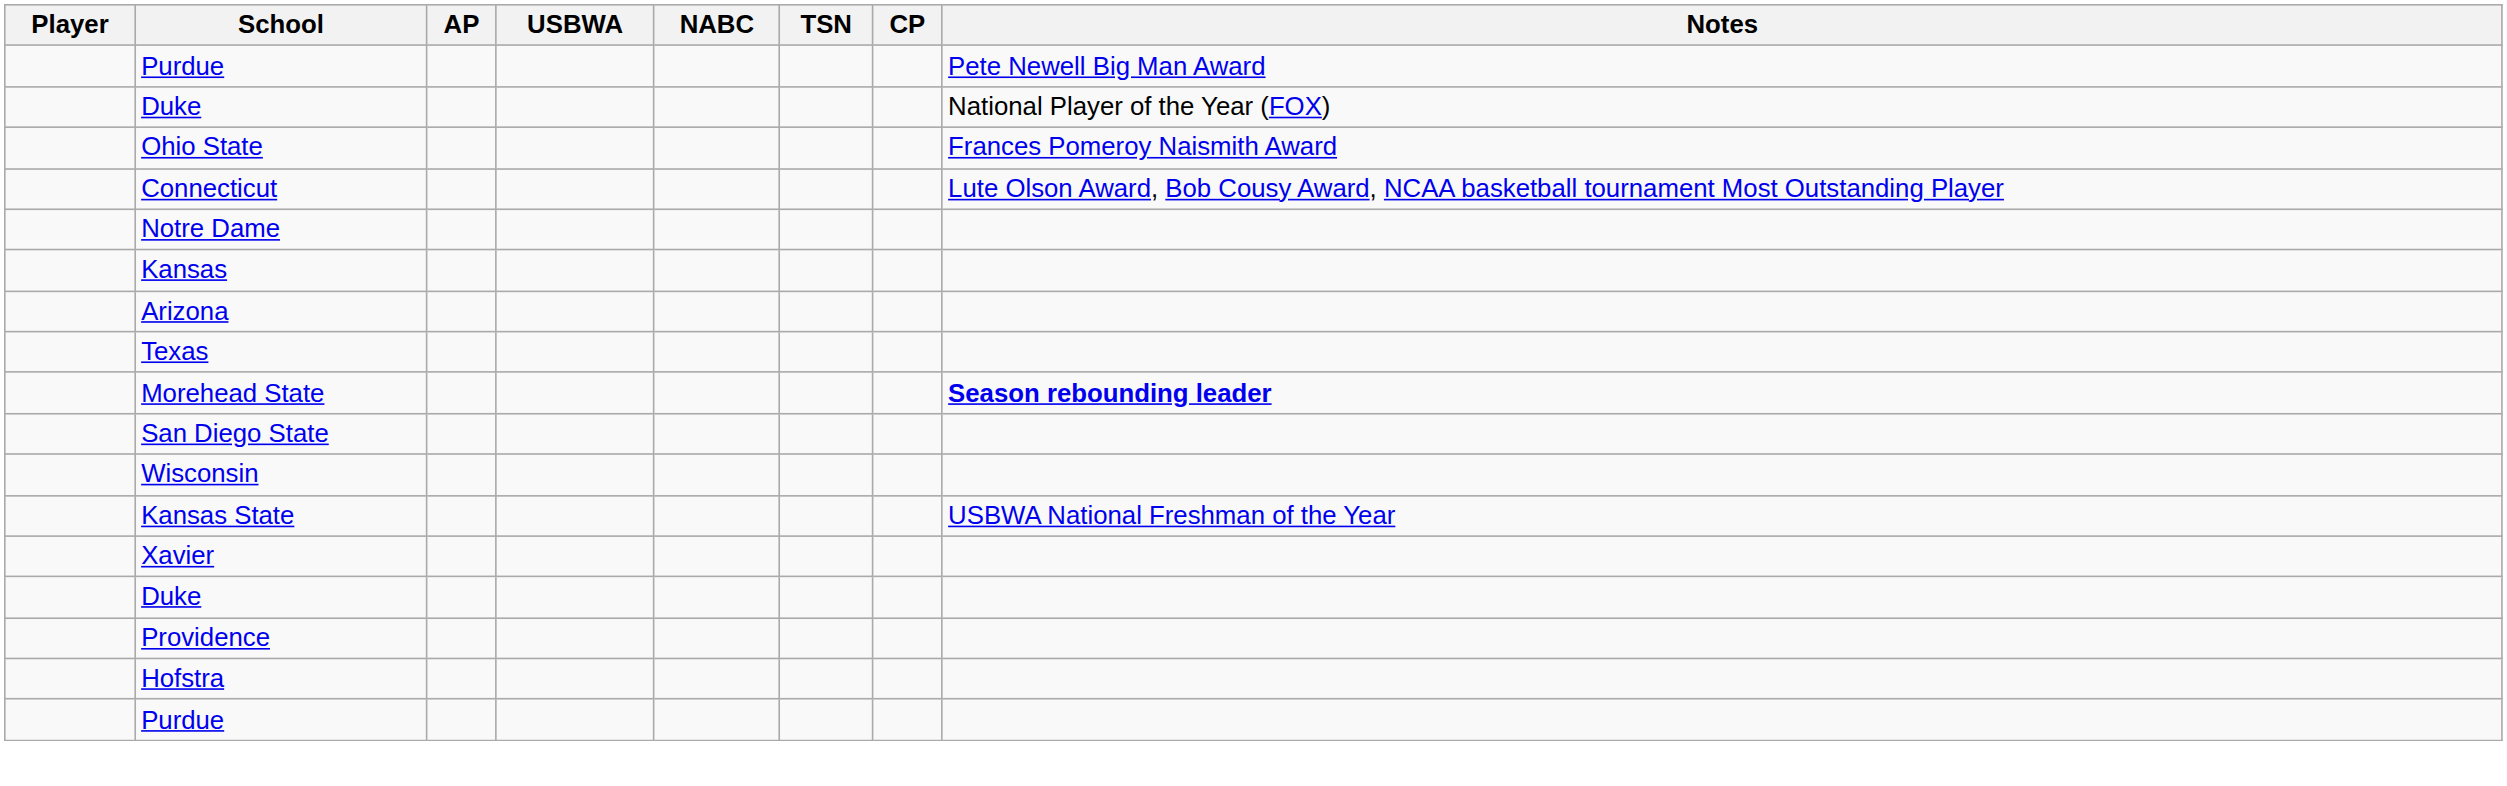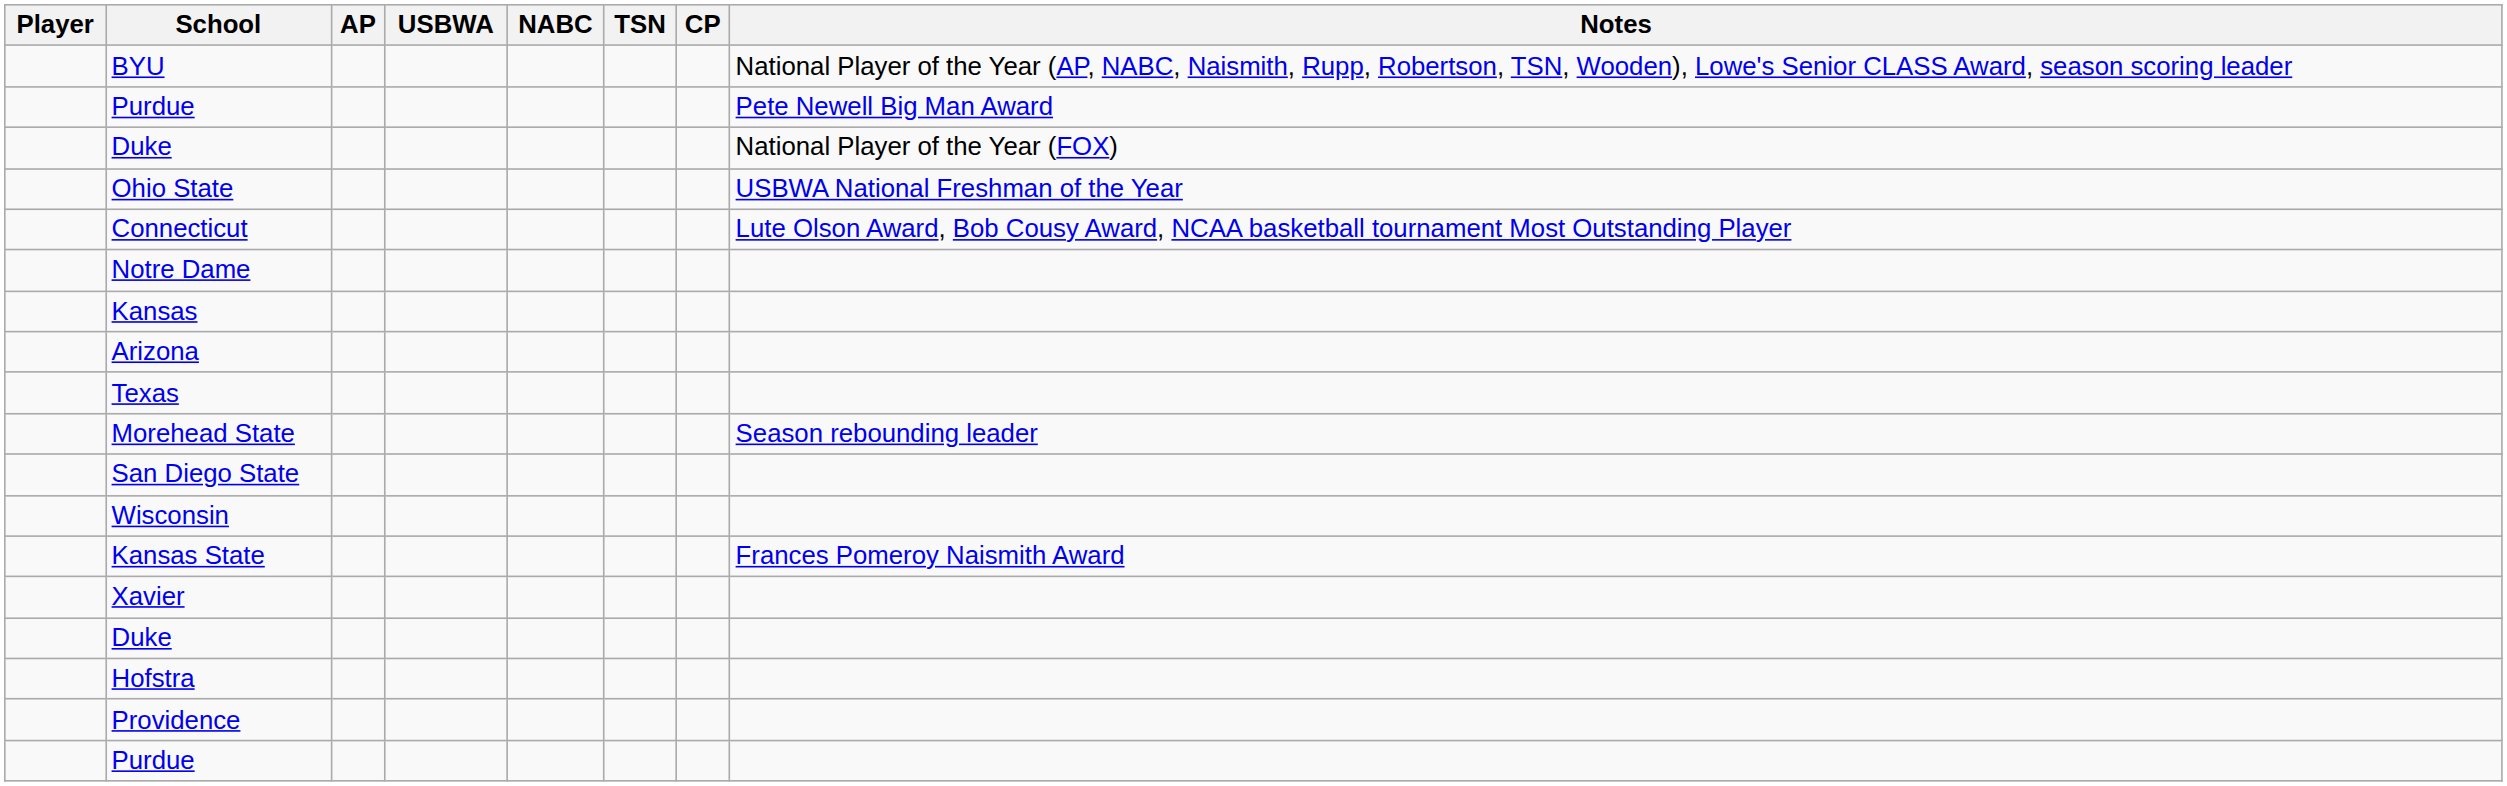+ row: (55, 66)
(1143, 147) Frances Pomeroy Naismith Award -> (959, 188) USBWA National Freshman of the Year
(1110, 392) bold -> (887, 433) normal
(1172, 515) USBWA National Freshman of the Year -> (930, 556) Frances Pomeroy Naismith Award
rows swapped: (70, 638) <-> (70, 679)
